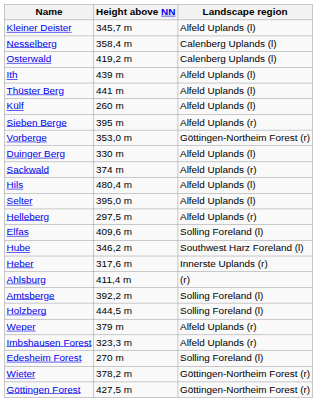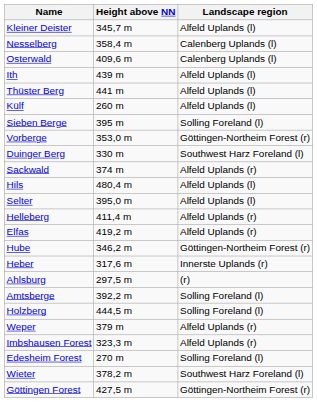(114, 59) 419,2 m -> (114, 59) 409,6 m
(218, 122) Alfeld Uplands (r) -> (222, 122) Solling Foreland (l)
(218, 153) Alfeld Uplands (l) -> (242, 153) Southwest Harz Foreland (l)
(114, 216) 297,5 m -> (114, 216) 411,4 m
(114, 232) 409,6 m -> (114, 232) 419,2 m
(222, 232) Solling Foreland (l) -> (218, 232) Alfeld Uplands (r)
(242, 248) Southwest Harz Foreland (l) -> (245, 248) Göttingen-Northeim Forest (r)
(114, 279) 411,4 m -> (114, 279) 297,5 m
(245, 374) Göttingen-Northeim Forest (r) -> (242, 374) Southwest Harz Foreland (l)
